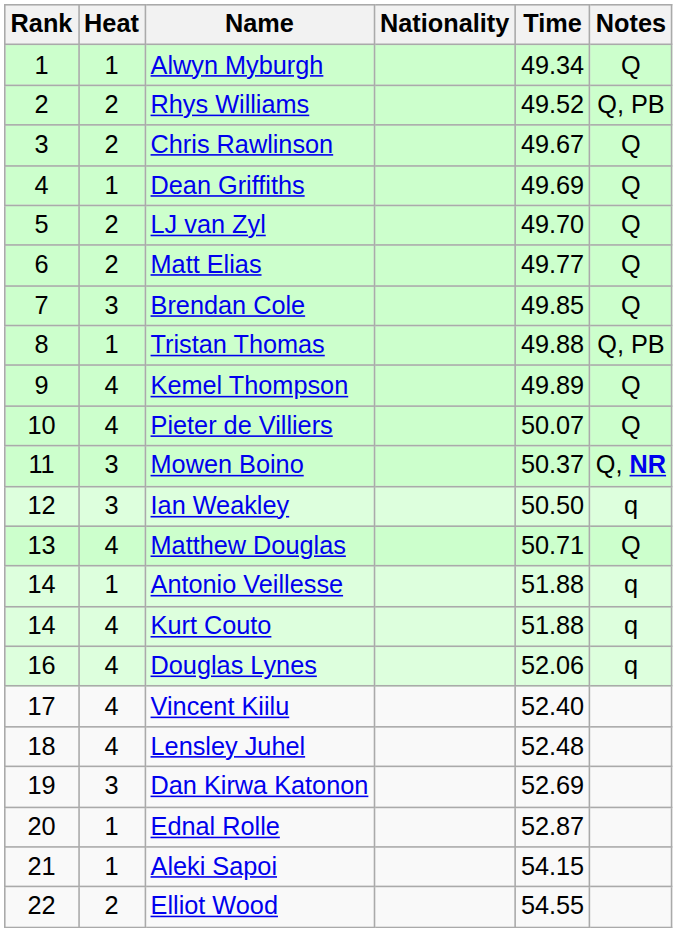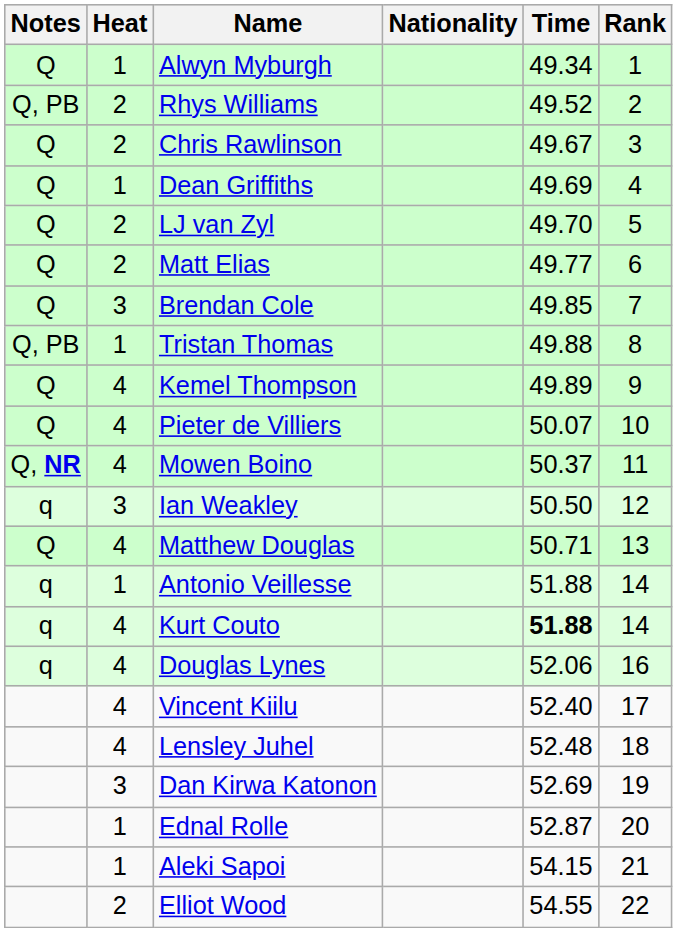columns swapped: (42, 24) <-> (631, 24)
(111, 465) 3 -> (120, 465) 4
(553, 625) normal -> (561, 625) bold
